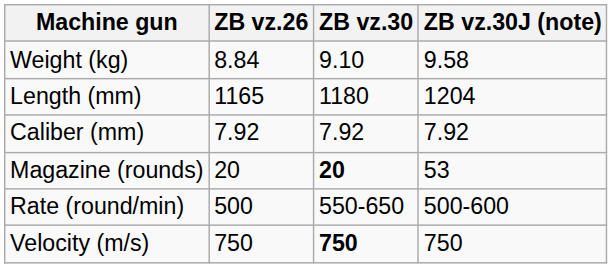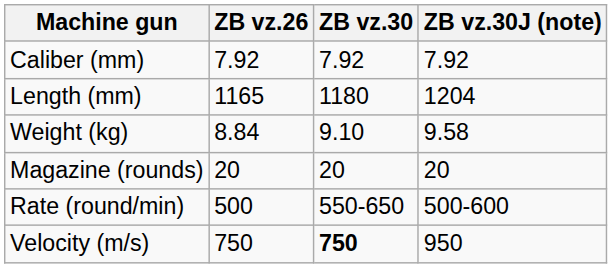rows swapped: (77, 133) <-> (69, 59)
(332, 170) bold -> (332, 170) normal
(437, 170) 53 -> (437, 170) 20
(443, 243) 750 -> (443, 243) 950
